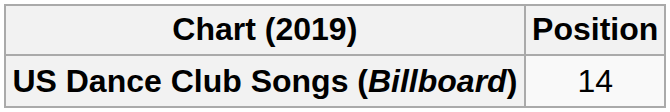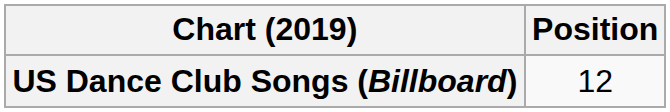(595, 80) 14 -> (595, 80) 12
